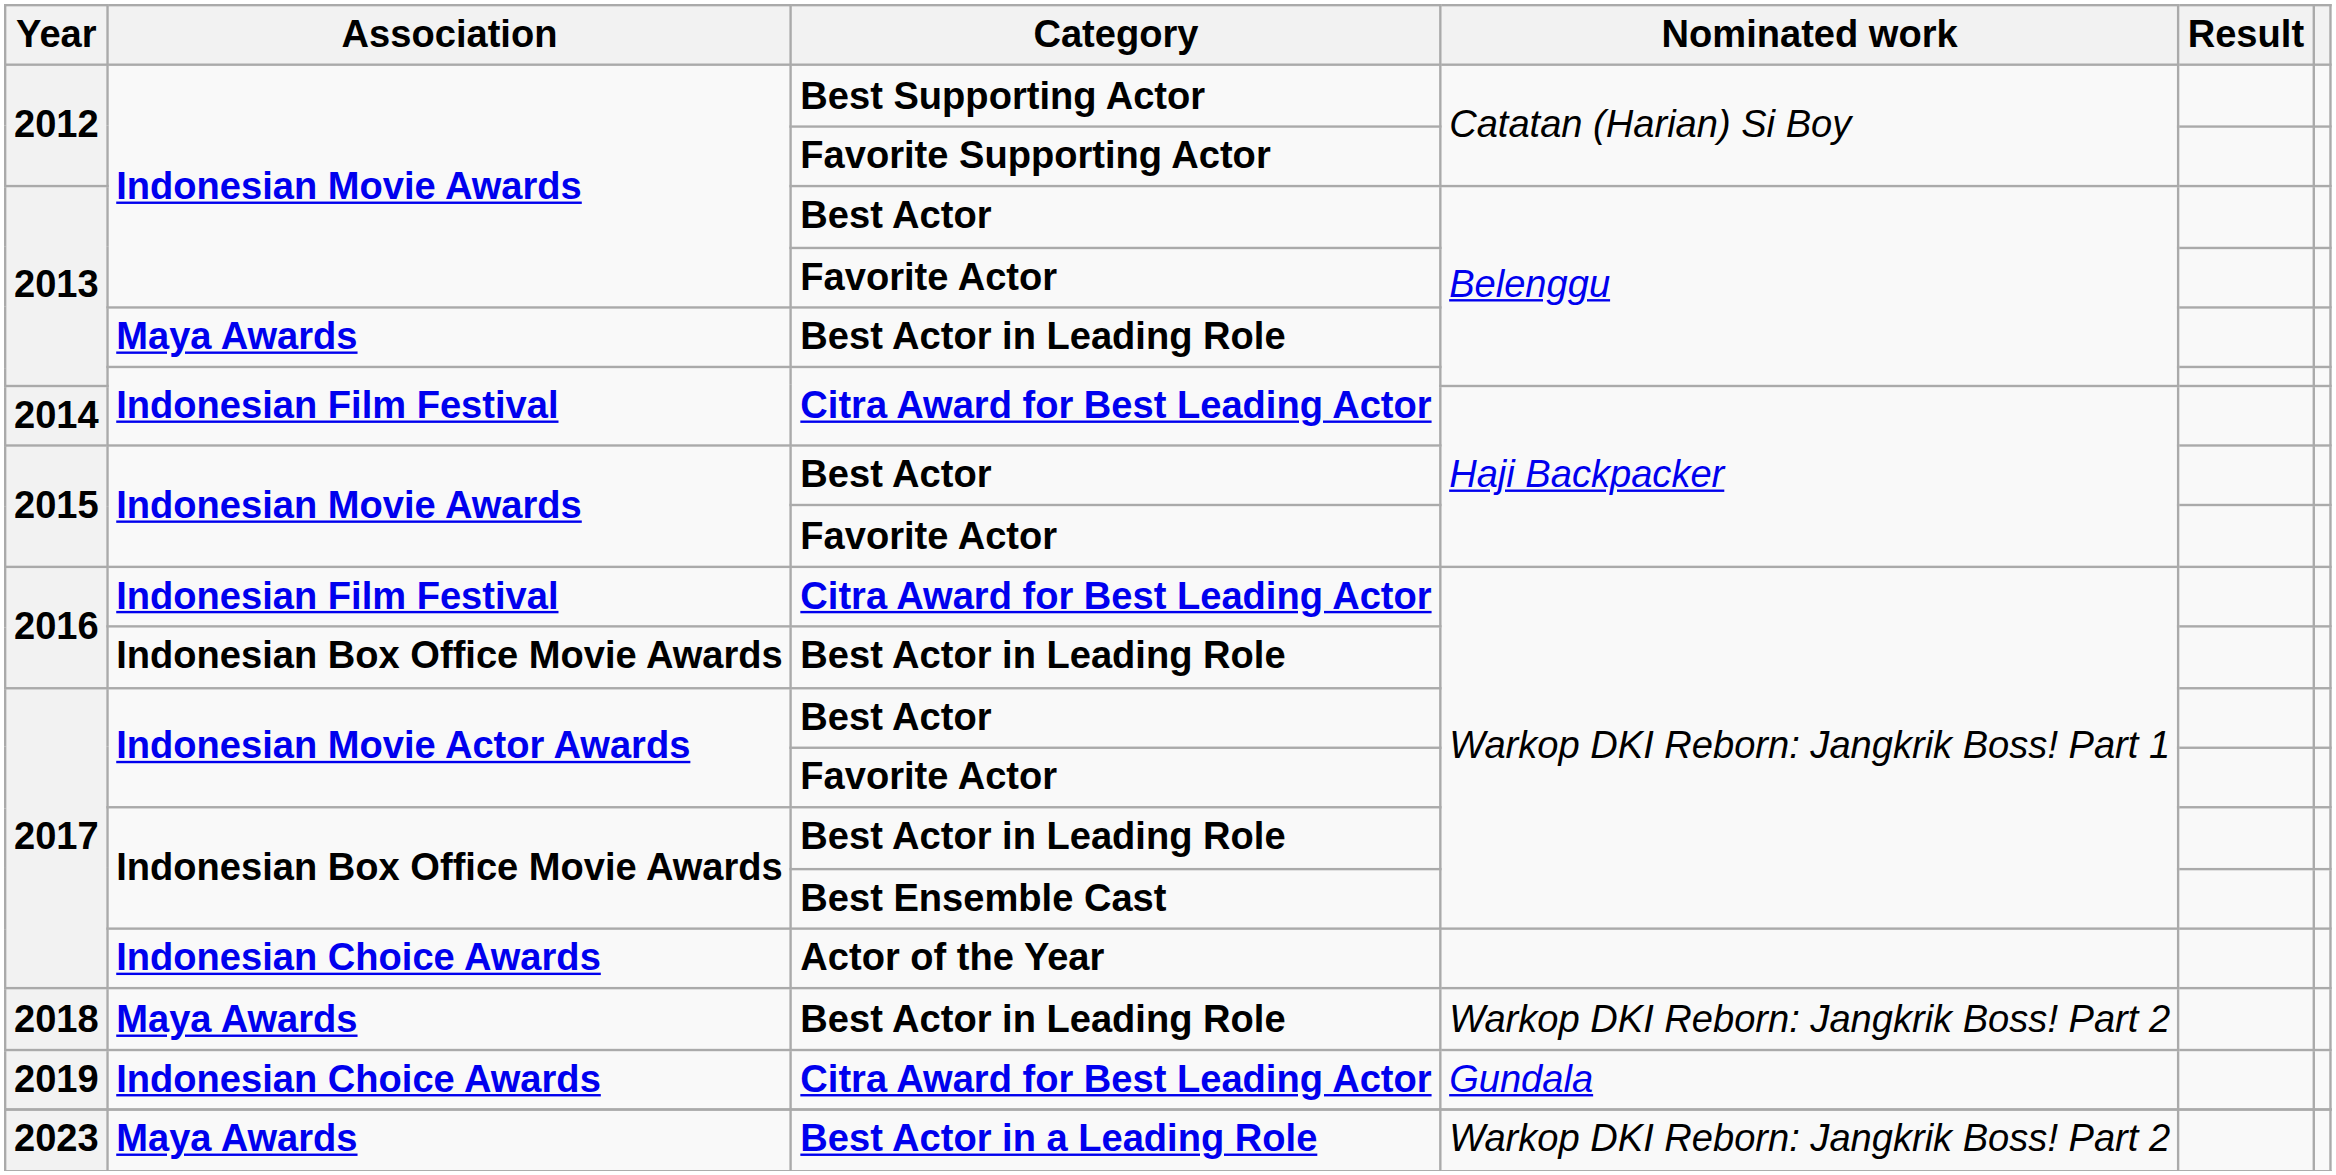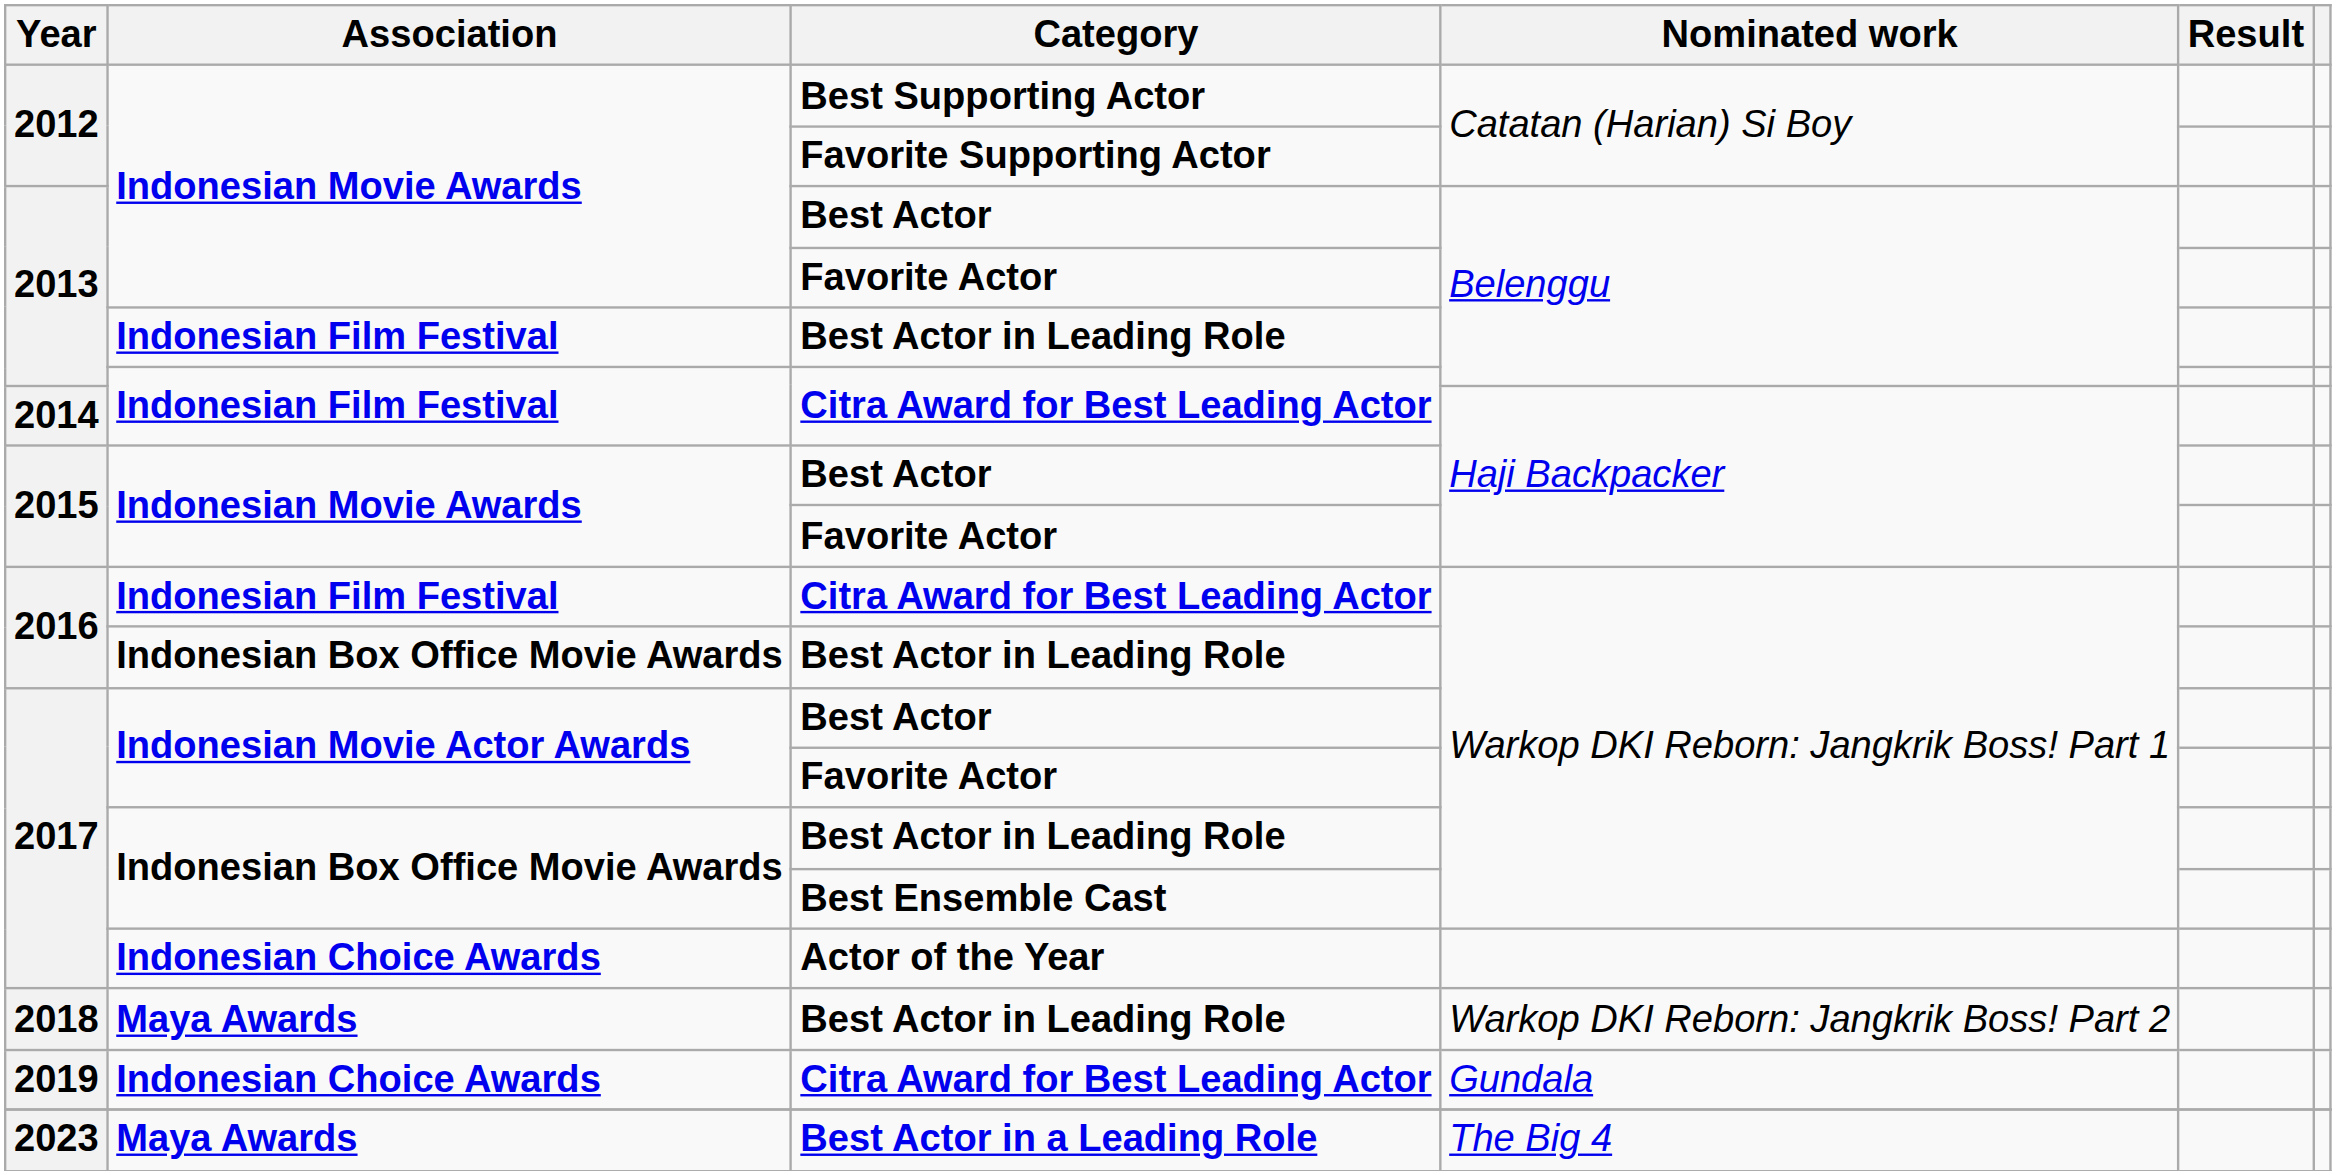(237, 336) Maya Awards -> (337, 336) Indonesian Film Festival
(1810, 1139) Warkop DKI Reborn: Jangkrik Boss! Part 2 -> (1531, 1139) The Big 4
